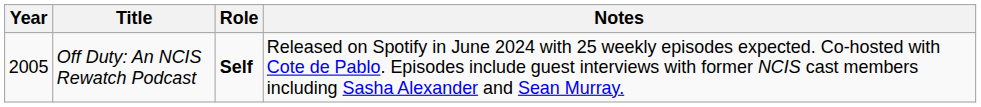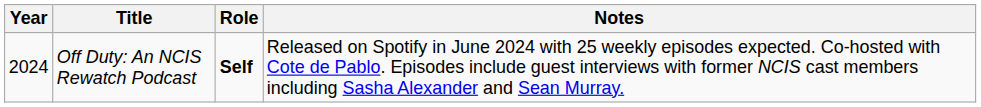(29, 67) 2005 -> (29, 67) 2024
